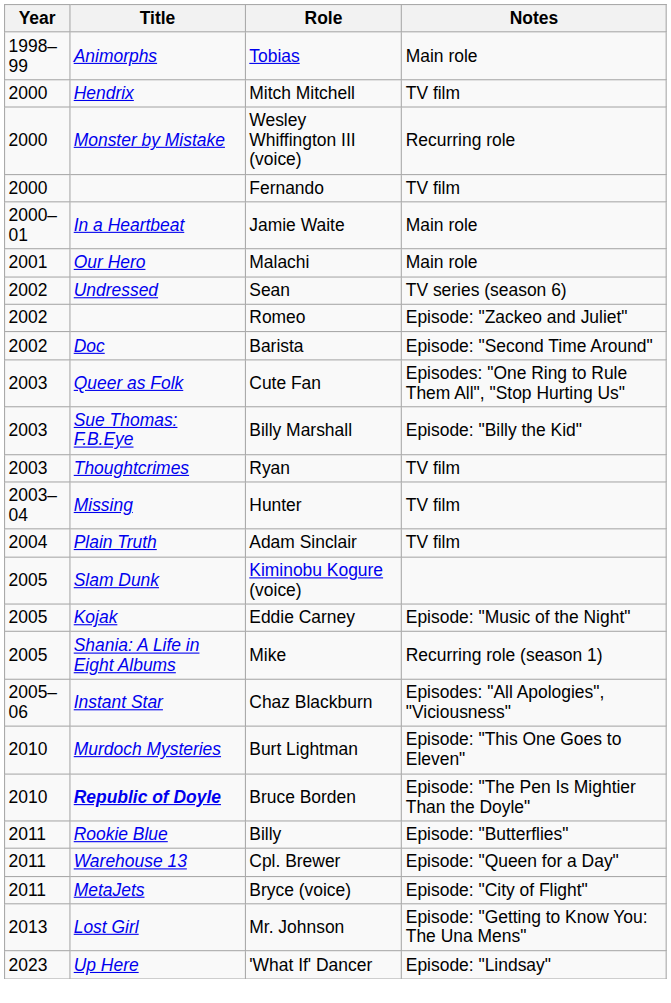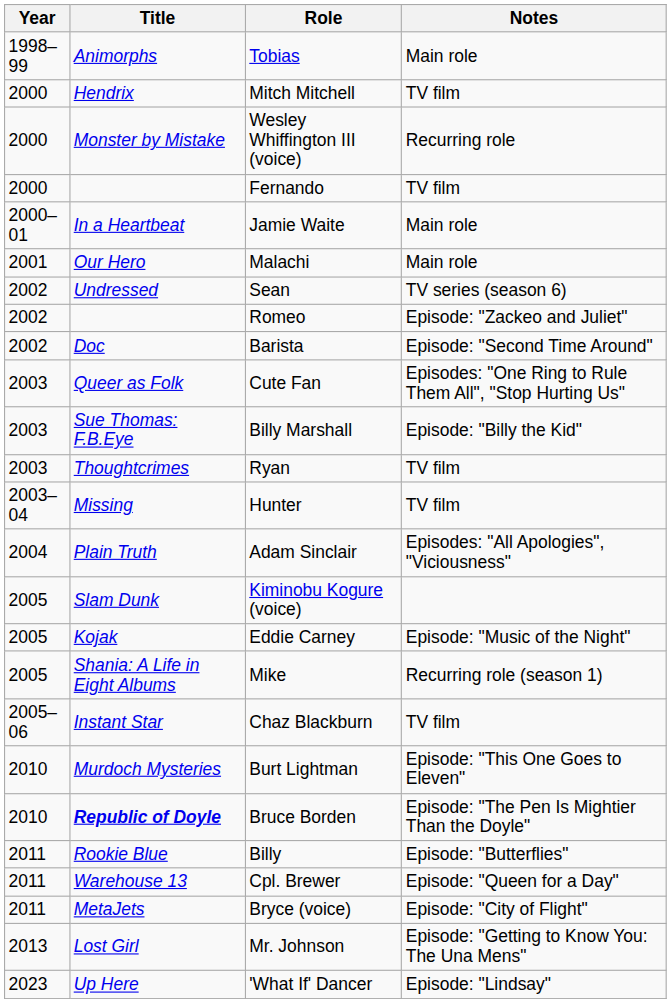(433, 542) TV film -> (505, 552) Episodes: "All Apologies", "Viciousness"
(505, 702) Episodes: "All Apologies", "Viciousness" -> (433, 722) TV film
